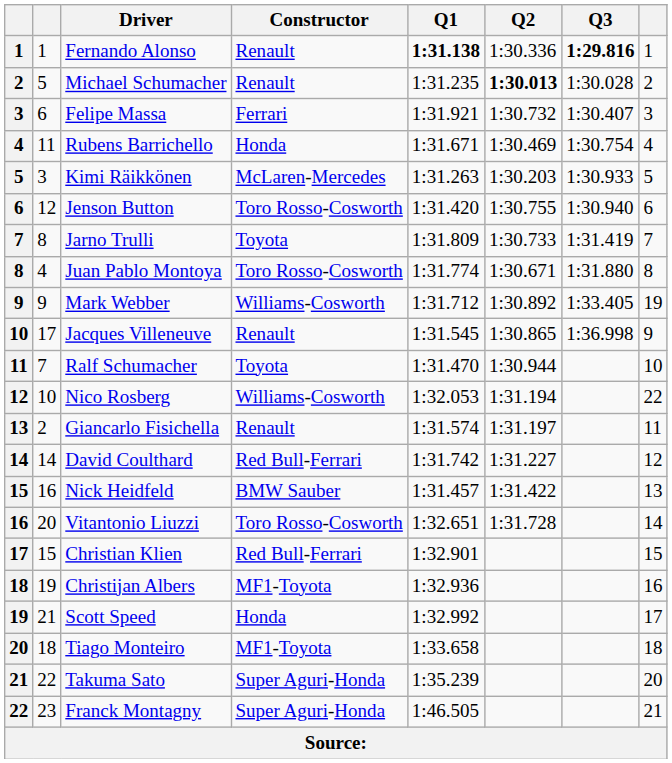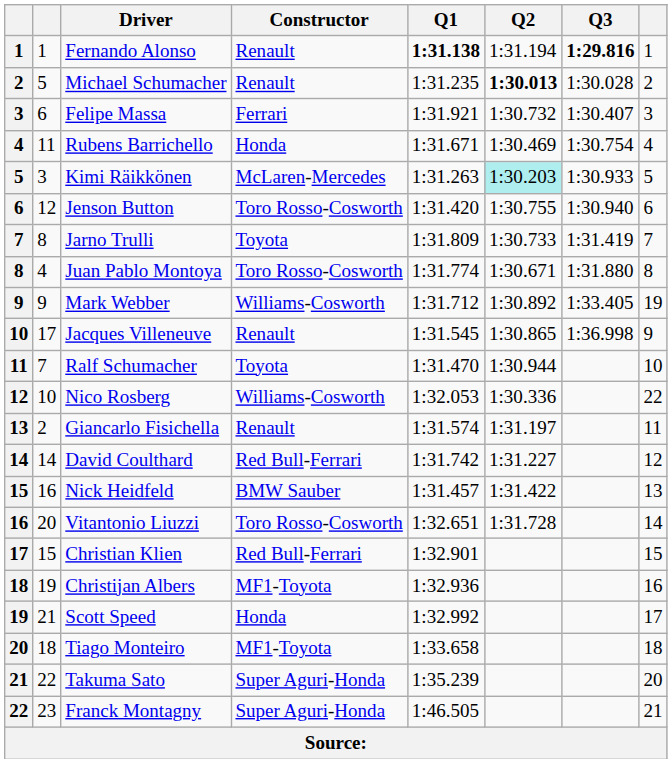(523, 51) 1:30.336 -> (523, 51) 1:31.194
(523, 176) no background -> (523, 176) paleturquoise background
(523, 396) 1:31.194 -> (523, 396) 1:30.336
